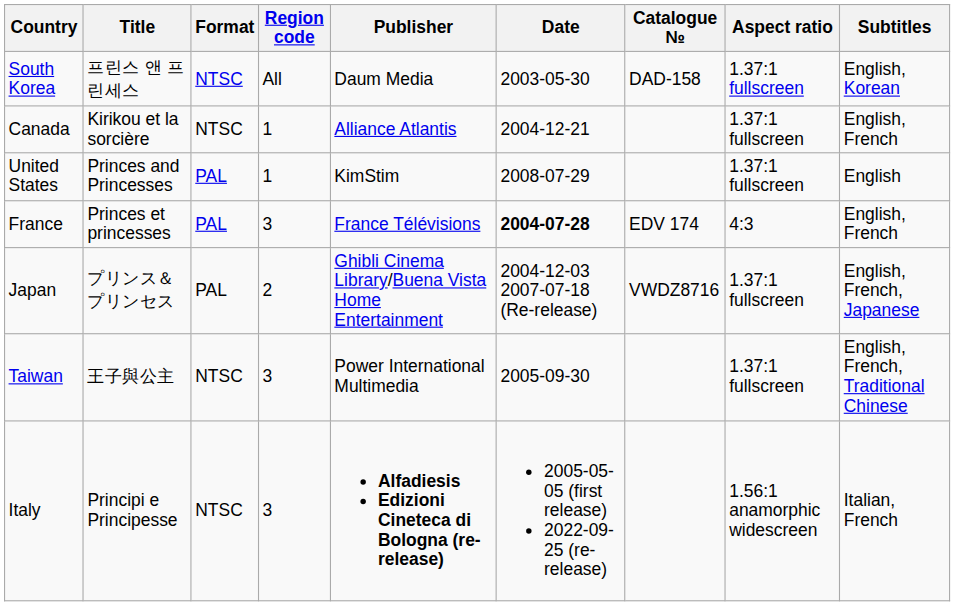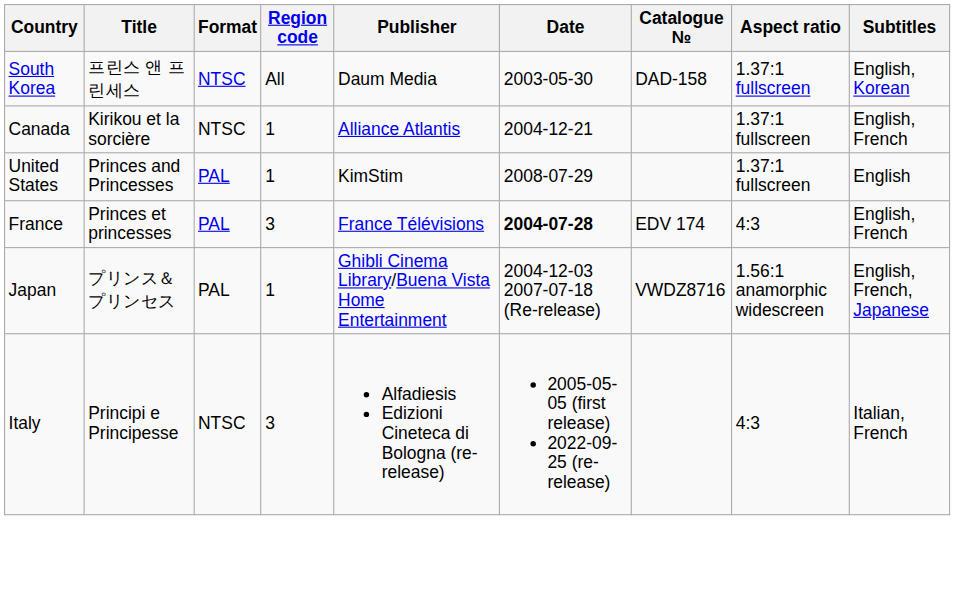(267, 290) 2 -> (270, 290) 1
(767, 290) 1.37:1 fullscreen -> (781, 290) 1.56:1 anamorphic widescreen
- row: (36, 377)
(413, 520) bold -> (417, 434) normal
(775, 510) 1.56:1 anamorphic widescreen -> (748, 424) 4:3
